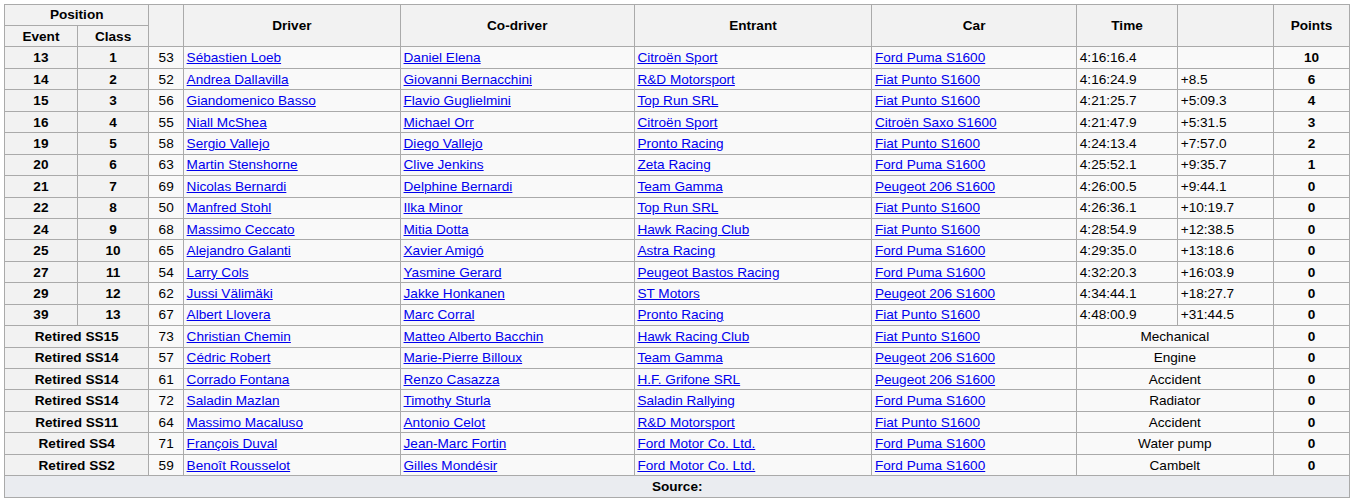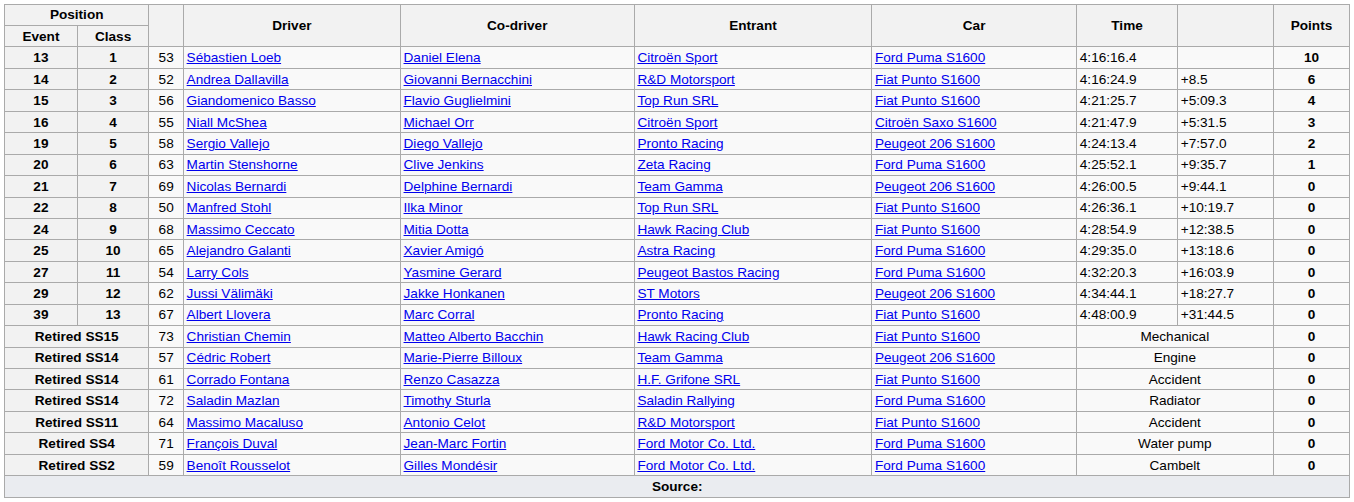(927, 143) Fiat Punto S1600 -> (935, 143) Peugeot 206 S1600
(935, 379) Peugeot 206 S1600 -> (927, 379) Fiat Punto S1600
